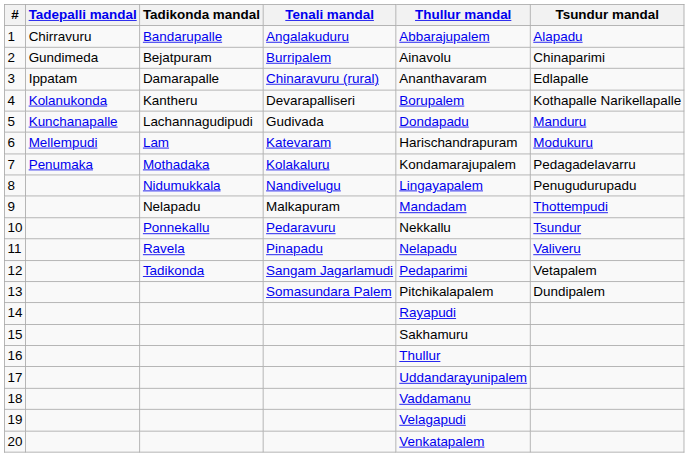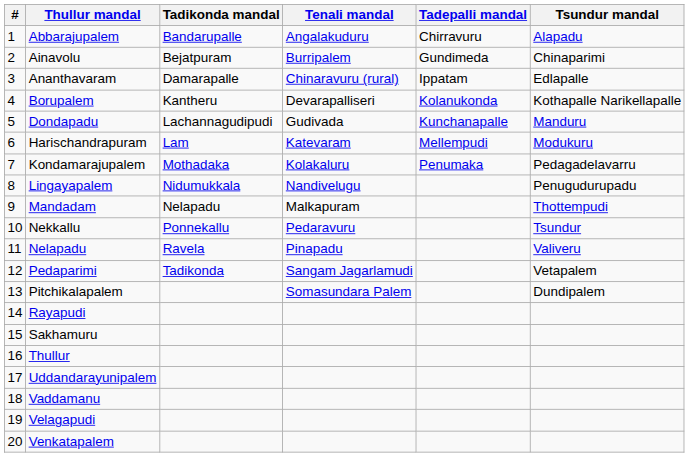columns swapped: (83, 15) <-> (463, 15)
